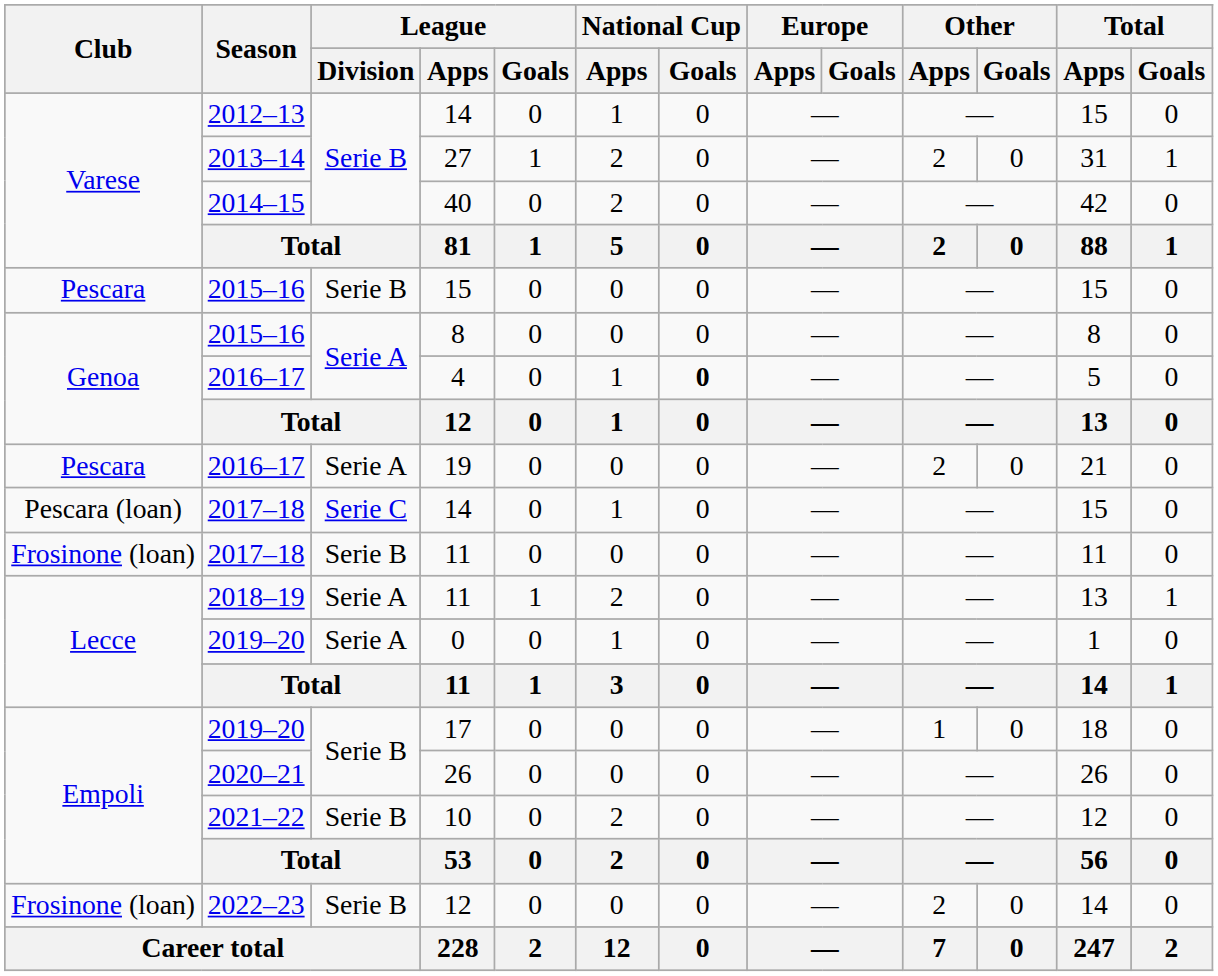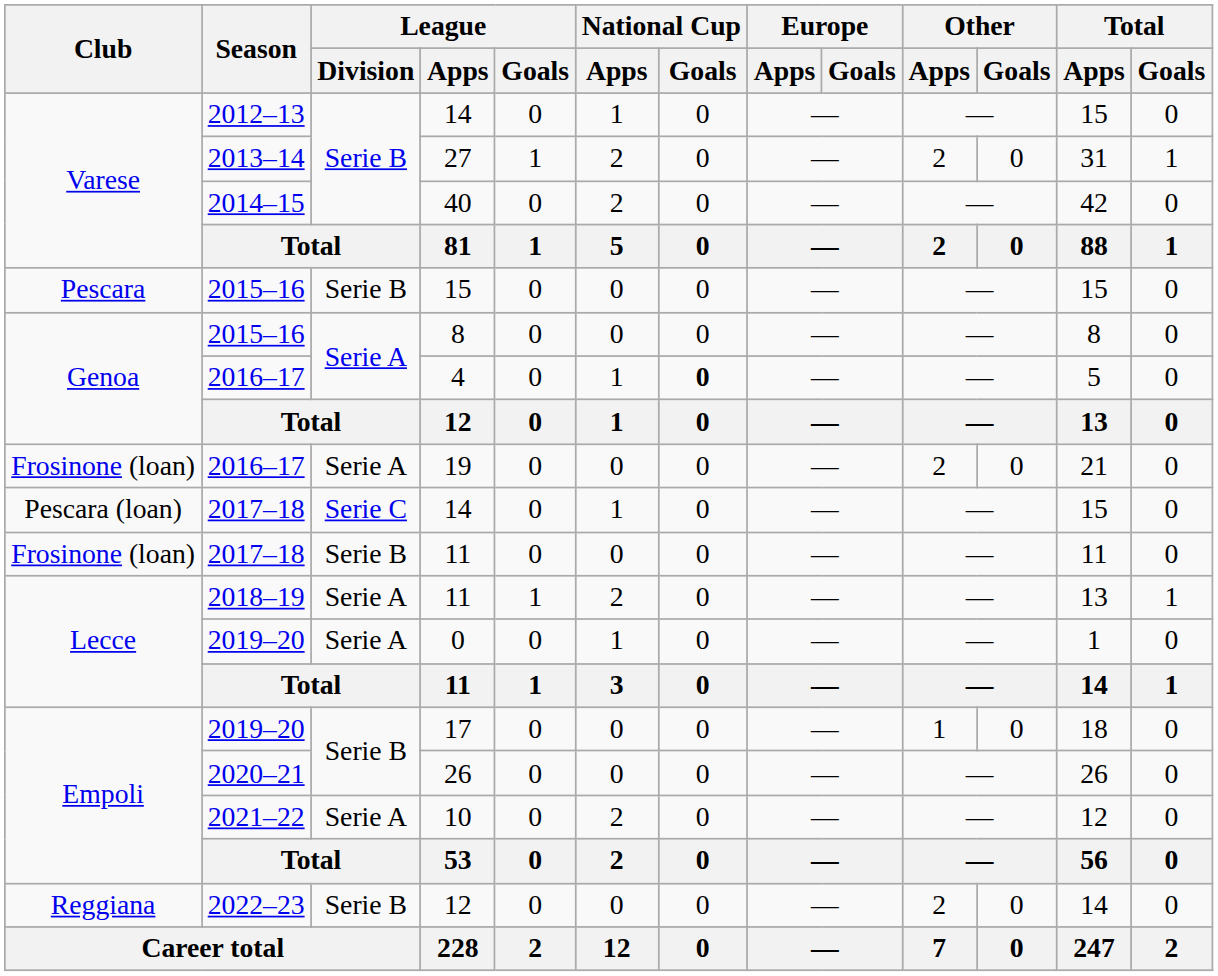(103, 465) Pescara -> (103, 465) Frosinone (loan)
(366, 816) Serie B -> (366, 816) Serie A
(103, 904) Frosinone (loan) -> (103, 904) Reggiana
